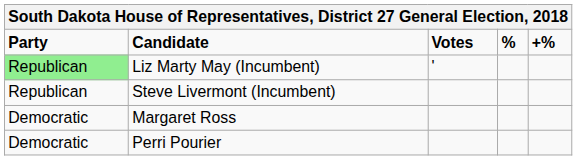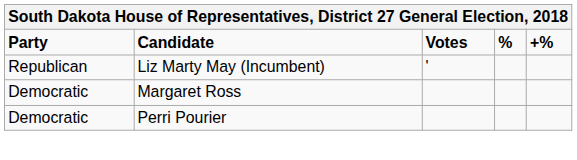(48, 67) lightgreen background -> (48, 67) no background
- row: (234, 92)
